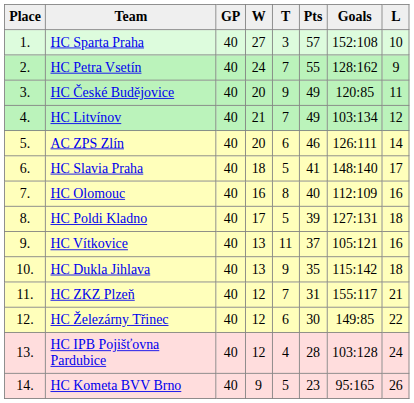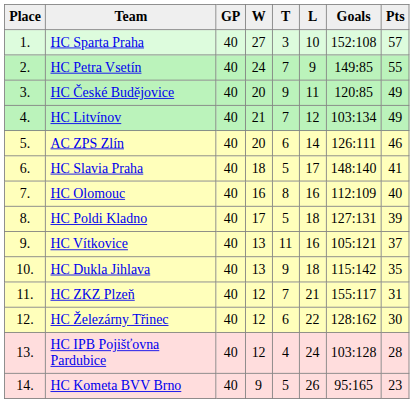columns swapped: (396, 17) <-> (313, 17)
(355, 67) 128:162 -> (354, 67) 149:85
(355, 319) 149:85 -> (354, 319) 128:162
